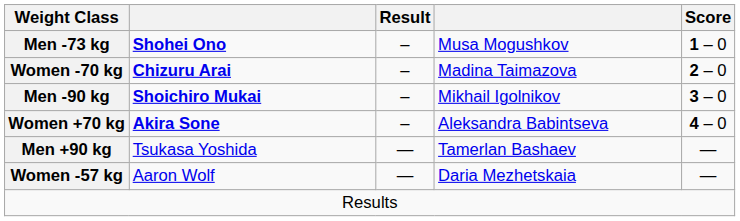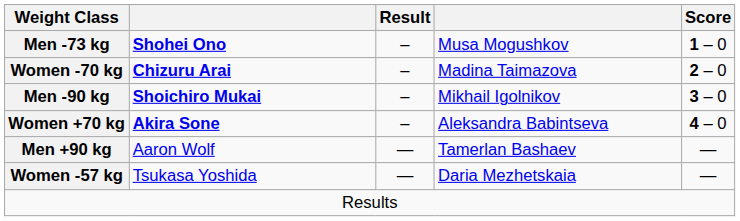(195, 149) Tsukasa Yoshida -> (174, 149) Aaron Wolf
(174, 176) Aaron Wolf -> (195, 176) Tsukasa Yoshida
